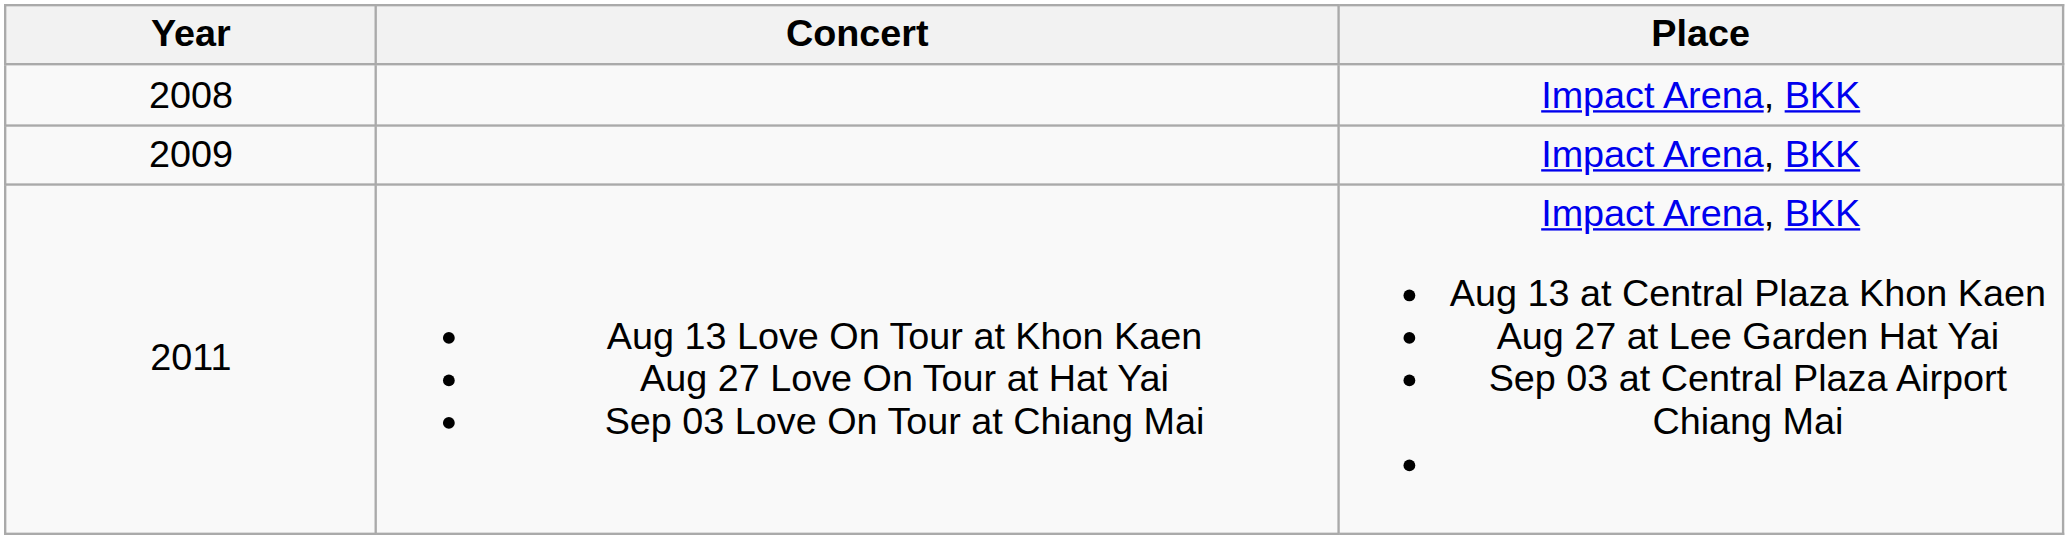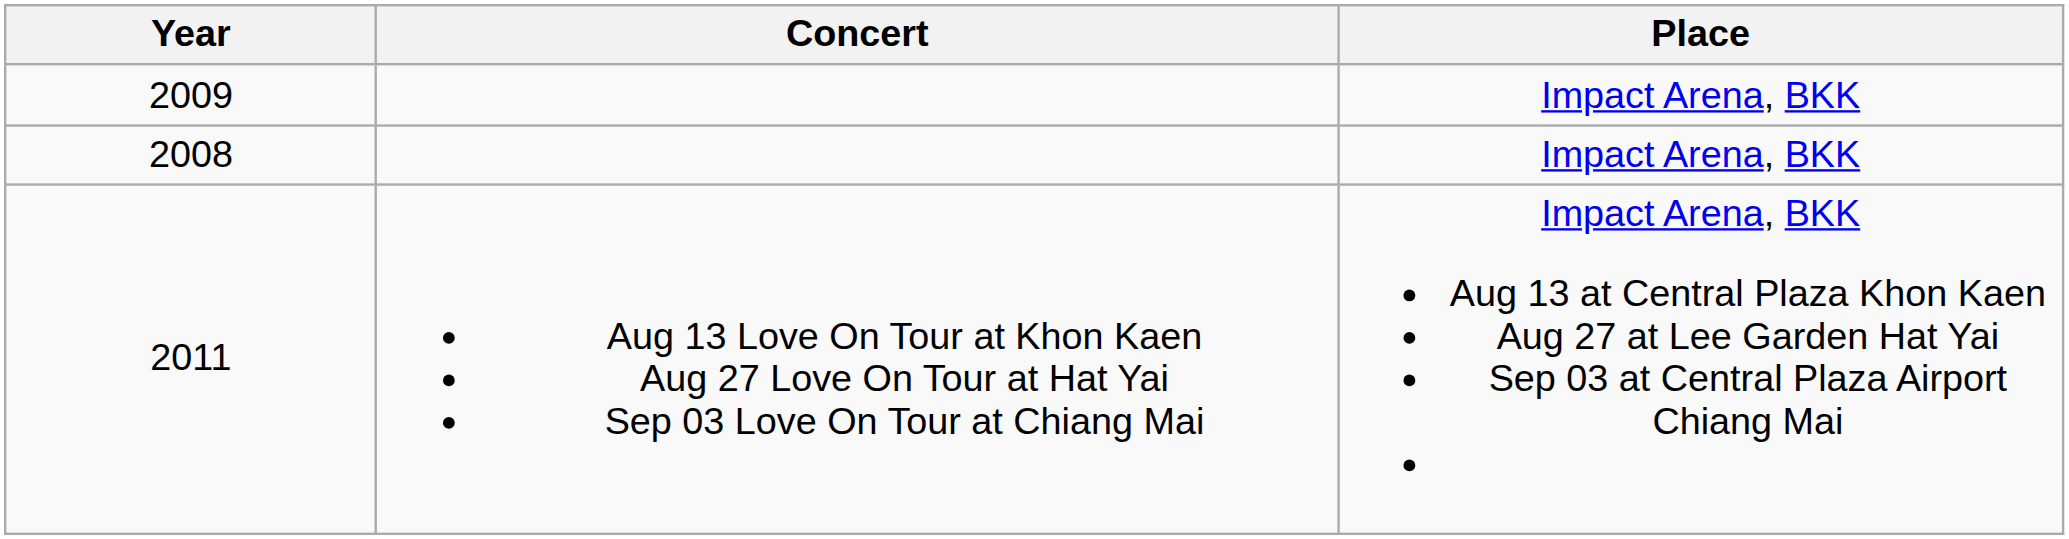rows swapped: (191, 94) <-> (191, 154)
